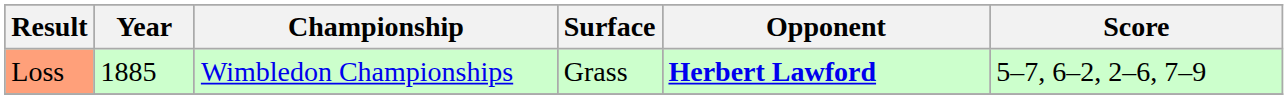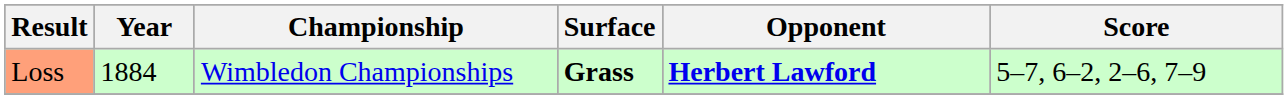(128, 71) 1885 -> (128, 71) 1884
(596, 71) normal -> (599, 71) bold
